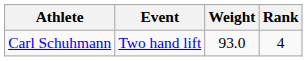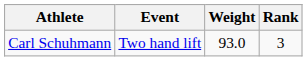(281, 43) 4 -> (281, 43) 3
